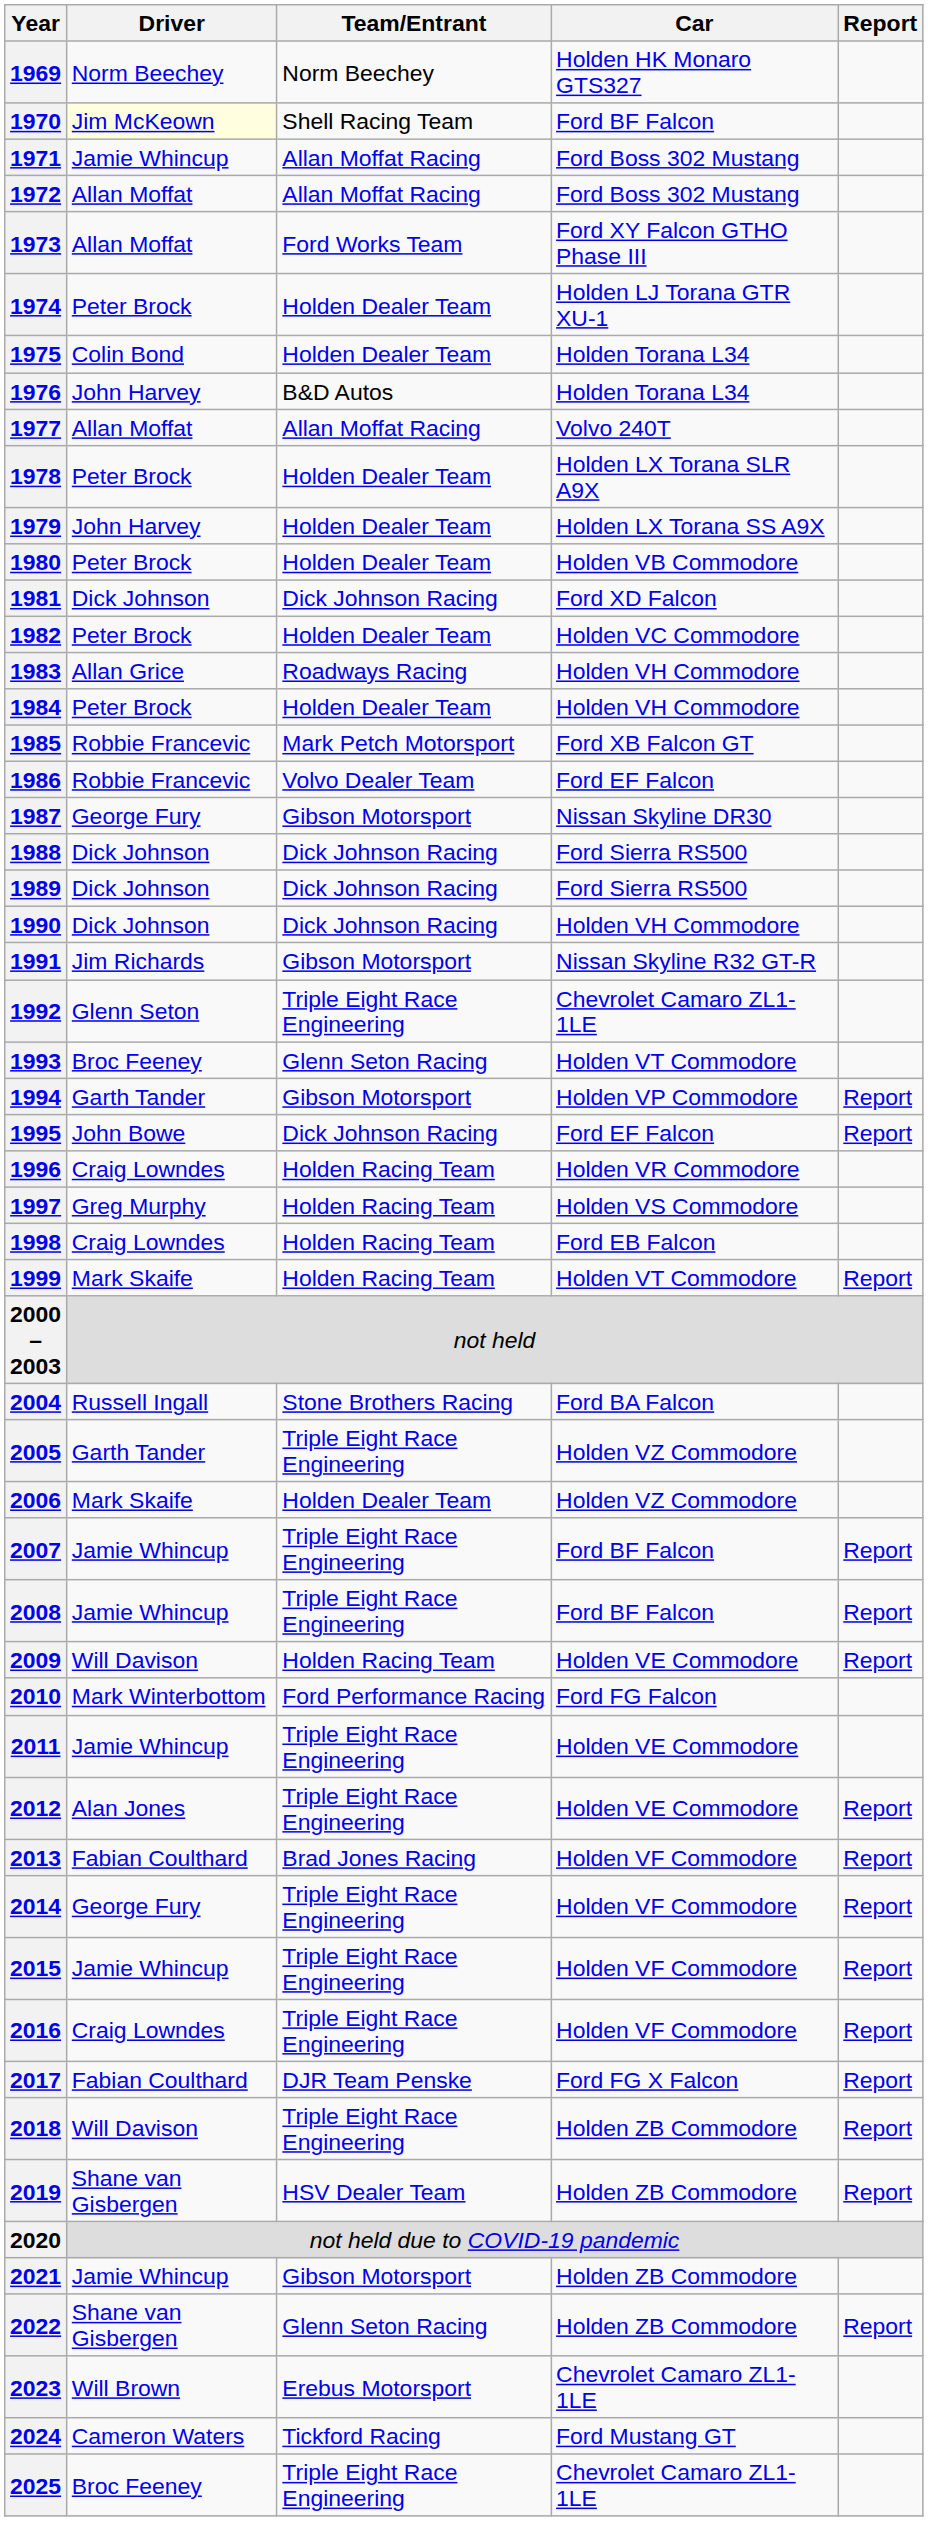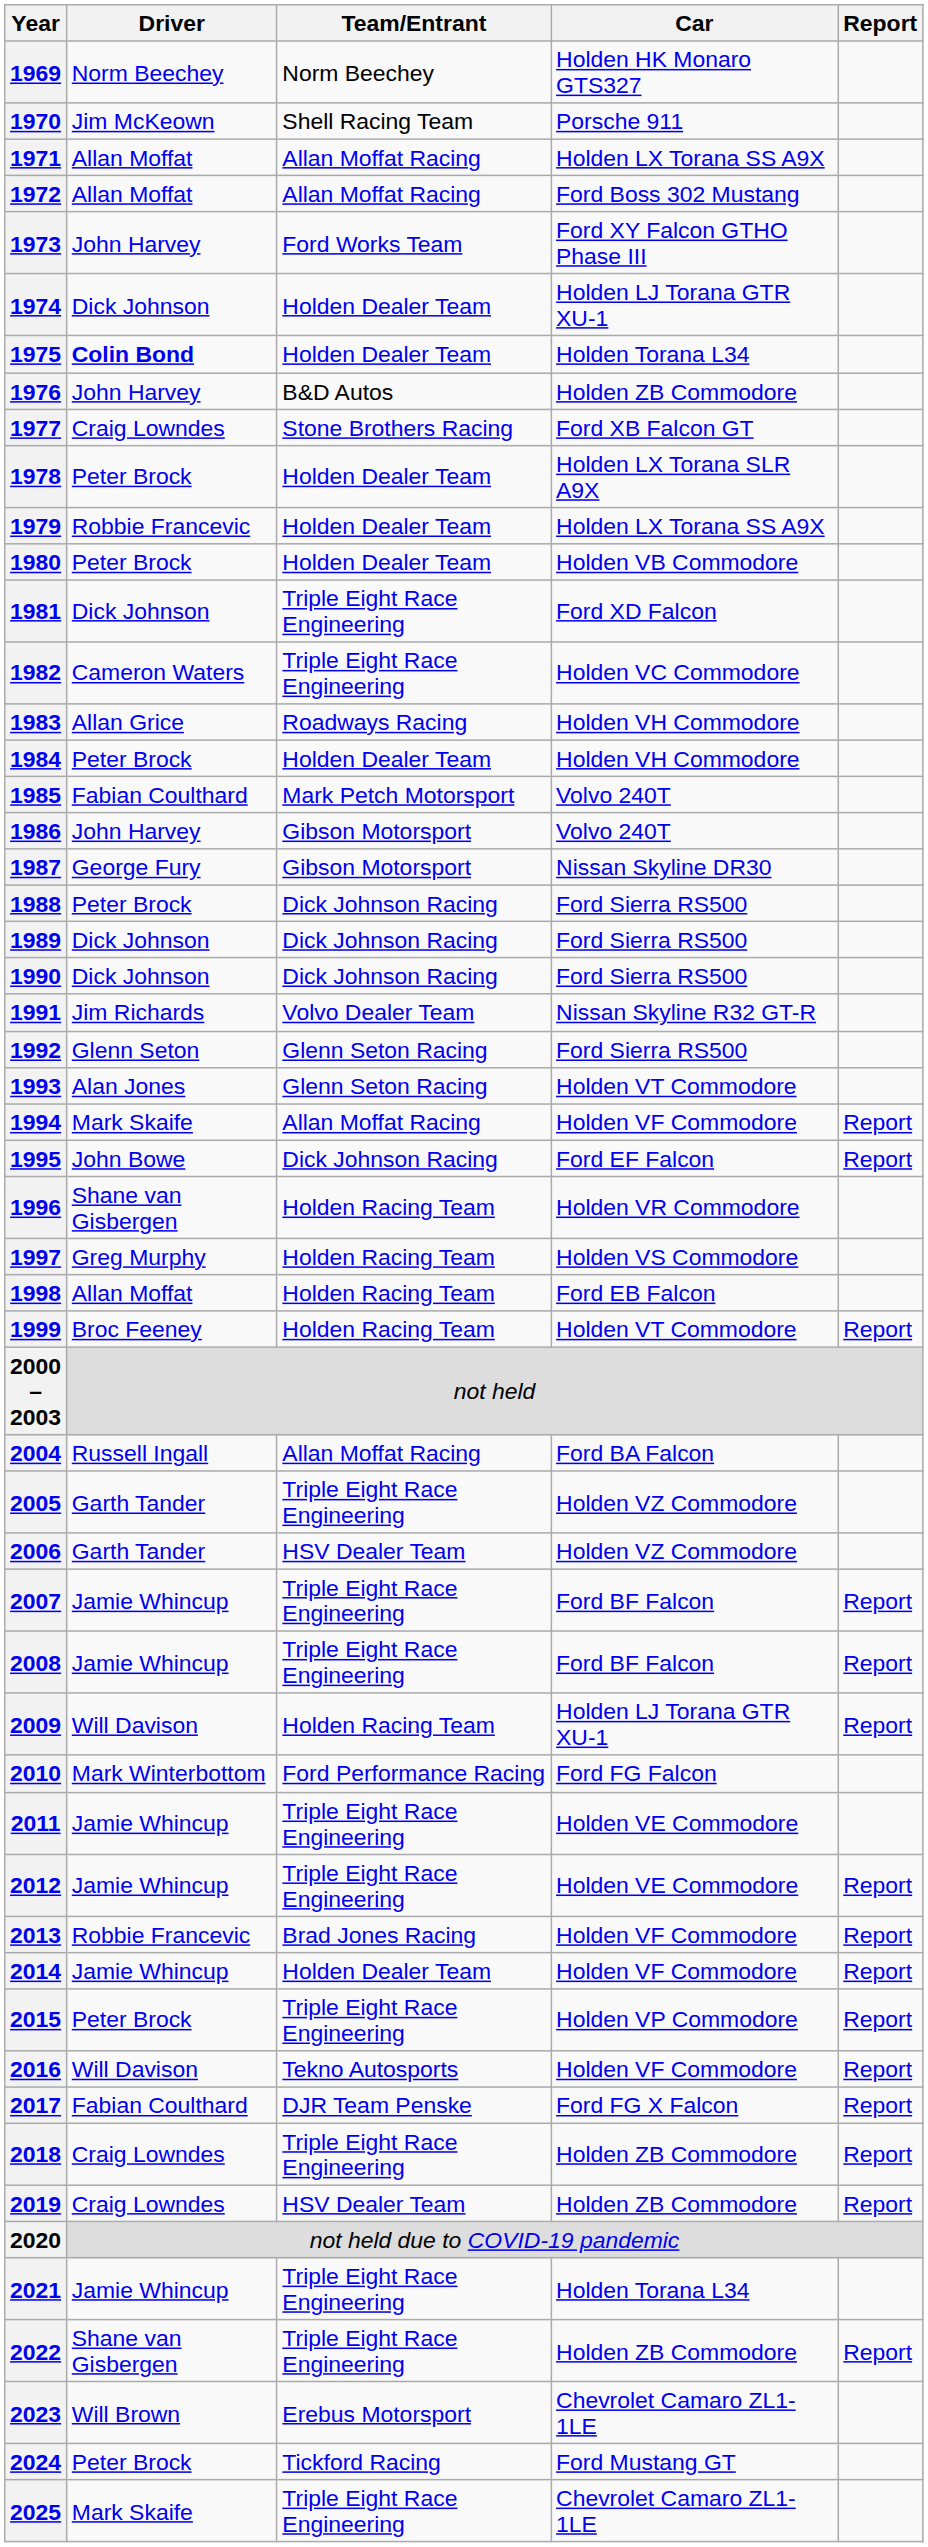(143, 121) lightyellow background -> (143, 121) no background
(635, 121) Ford BF Falcon -> (620, 121) Porsche 911
(150, 158) Jamie Whincup -> (132, 158) Allan Moffat
(678, 158) Ford Boss 302 Mustang -> (690, 158) Holden LX Torana SS A9X
(132, 243) Allan Moffat -> (136, 243) John Harvey
(132, 305) Peter Brock -> (141, 305) Dick Johnson
(128, 354) normal -> (133, 354) bold
(653, 391) Holden Torana L34 -> (677, 391) Holden ZB Commodore
(132, 427) Allan Moffat -> (148, 427) Craig Lowndes
(382, 427) Allan Moffat Racing -> (398, 427) Stone Brothers Racing
(613, 427) Volvo 240T -> (655, 427) Ford XB Falcon GT
(136, 525) John Harvey -> (161, 525) Robbie Francevic
(390, 598) Dick Johnson Racing -> (370, 611) Triple Eight Race Engineering
(132, 634) Peter Brock -> (158, 673) Cameron Waters
(387, 634) Holden Dealer Team -> (370, 673) Triple Eight Race Engineering
(161, 743) Robbie Francevic -> (160, 795) Fabian Coulthard
(655, 743) Ford XB Falcon GT -> (613, 795) Volvo 240T
(161, 780) Robbie Francevic -> (136, 831) John Harvey
(378, 780) Volvo Dealer Team -> (377, 831) Gibson Motorsport
(635, 780) Ford EF Falcon -> (613, 831) Volvo 240T
(141, 852) Dick Johnson -> (132, 904) Peter Brock
(678, 925) Holden VH Commodore -> (652, 976) Ford Sierra RS500
(377, 961) Gibson Motorsport -> (378, 1013) Volvo Dealer Team
(370, 1011) Triple Eight Race Engineering -> (385, 1049) Glenn Seton Racing
(676, 1011) Chevrolet Camaro ZL1-1LE -> (652, 1049) Ford Sierra RS500
(137, 1060) Broc Feeney -> (129, 1085) Alan Jones
(139, 1096) Garth Tander -> (132, 1122) Mark Skaife
(377, 1096) Gibson Motorsport -> (382, 1122) Allan Moffat Racing
(677, 1096) Holden VP Commodore -> (677, 1122) Holden VF Commodore
(148, 1169) Craig Lowndes -> (127, 1207) Shane van Gisbergen
(148, 1241) Craig Lowndes -> (132, 1293) Allan Moffat
(132, 1278) Mark Skaife -> (137, 1329) Broc Feeney
(398, 1402) Stone Brothers Racing -> (382, 1453) Allan Moffat Racing
(132, 1500) Mark Skaife -> (139, 1552) Garth Tander
(387, 1500) Holden Dealer Team -> (374, 1552) HSV Dealer Team
(677, 1661) Holden VE Commodore -> (673, 1725) Holden LJ Torana GTR XU-1
(129, 1808) Alan Jones -> (150, 1885) Jamie Whincup
(160, 1857) Fabian Coulthard -> (161, 1934) Robbie Francevic
(136, 1906) George Fury -> (150, 1971) Jamie Whincup
(370, 1906) Triple Eight Race Engineering -> (387, 1971) Holden Dealer Team
(150, 1968) Jamie Whincup -> (132, 2020) Peter Brock
(677, 1968) Holden VF Commodore -> (677, 2020) Holden VP Commodore
(148, 2030) Craig Lowndes -> (135, 2069) Will Davison
(370, 2030) Triple Eight Race Engineering -> (370, 2069) Tekno Autosports
(135, 2129) Will Davison -> (148, 2154) Craig Lowndes
(127, 2191) Shane van Gisbergen -> (148, 2204) Craig Lowndes
(377, 2276) Gibson Motorsport -> (370, 2289) Triple Eight Race Engineering
(677, 2276) Holden ZB Commodore -> (653, 2289) Holden Torana L34
(385, 2325) Glenn Seton Racing -> (370, 2351) Triple Eight Race Engineering
(158, 2437) Cameron Waters -> (132, 2462) Peter Brock
(137, 2486) Broc Feeney -> (132, 2511) Mark Skaife
